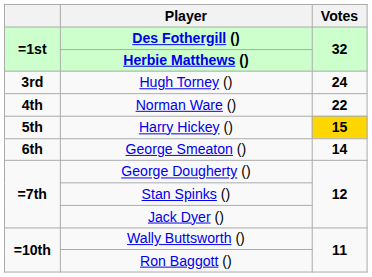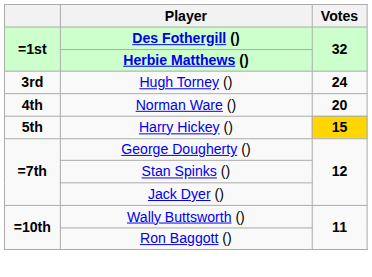(340, 105) 22 -> (340, 105) 20
- row: (186, 150)
